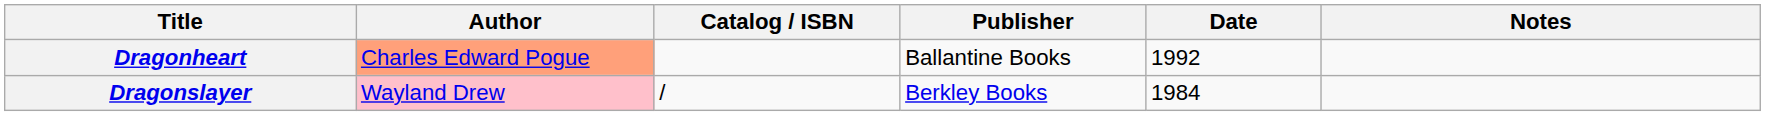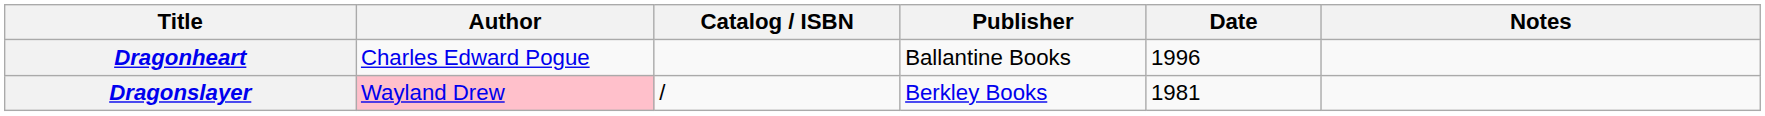(475, 57) lightsalmon background -> (475, 57) no background
(1176, 57) 1992 -> (1176, 57) 1996
(1176, 92) 1984 -> (1176, 92) 1981
